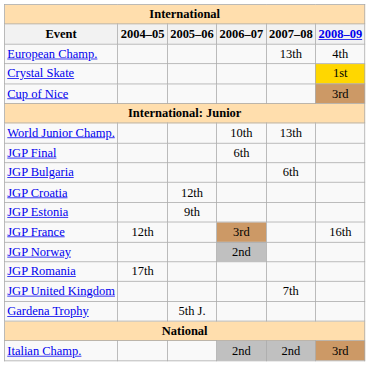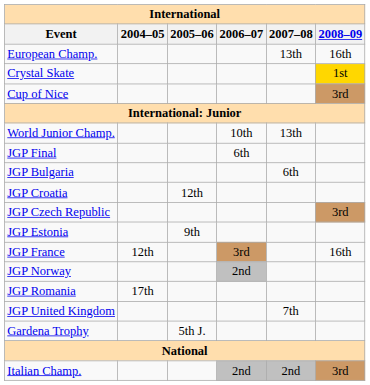(340, 53) 4th -> (340, 53) 16th
+ row: (59, 212)
